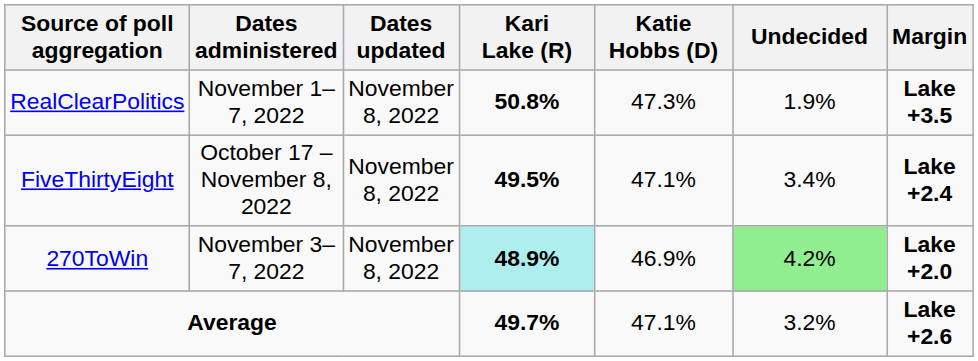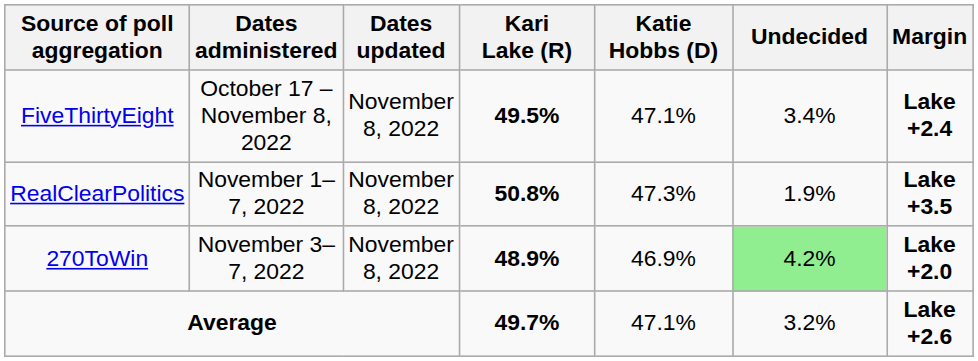rows swapped: (97, 102) <-> (97, 180)
(527, 258) paleturquoise background -> (527, 258) no background
